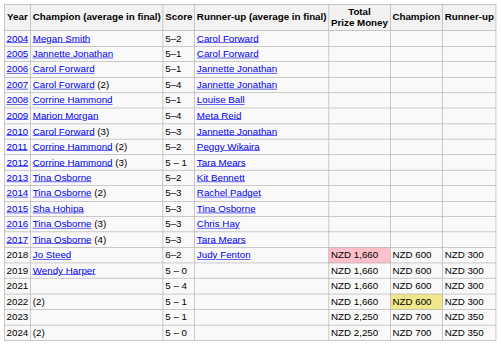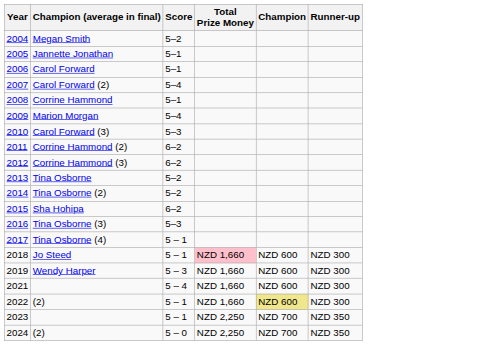- column: (262, 17)
(173, 147) 5–2 -> (173, 147) 6–2
(176, 162) 5 – 1 -> (173, 162) 6–2
(173, 193) 5–3 -> (173, 193) 5–2
(173, 208) 5–3 -> (173, 208) 6–2
(173, 239) 5–3 -> (176, 239) 5 – 1
(173, 255) 6–2 -> (176, 255) 5 – 1
(176, 270) 5 – 0 -> (176, 270) 5 – 3
